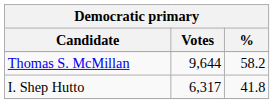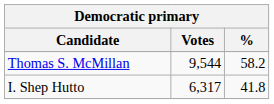(205, 63) 9,644 -> (205, 63) 9,544
